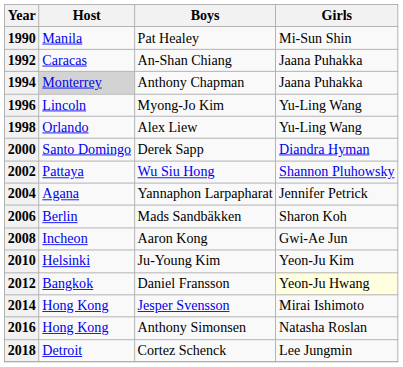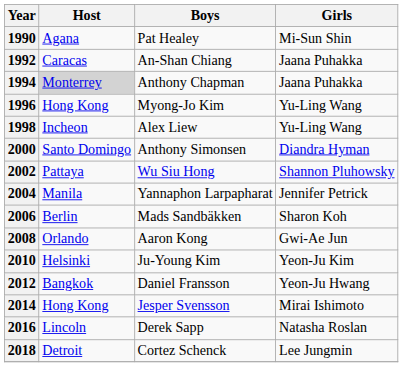(62, 37) Manila -> (61, 37) Agana
(64, 104) Lincoln -> (75, 104) Hong Kong
(65, 127) Orlando -> (65, 127) Incheon
(171, 149) Derek Sapp -> (192, 149) Anthony Simonsen
(61, 194) Agana -> (62, 194) Manila
(65, 238) Incheon -> (65, 238) Orlando
(324, 283) lightyellow background -> (324, 283) no background
(75, 328) Hong Kong -> (64, 328) Lincoln
(192, 328) Anthony Simonsen -> (171, 328) Derek Sapp
